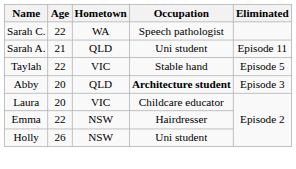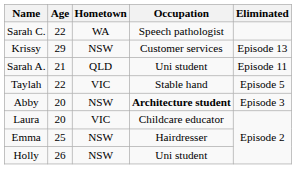+ row: (26, 48)
(101, 84) QLD -> (101, 102) NSW
(60, 119) 22 -> (60, 137) 25
